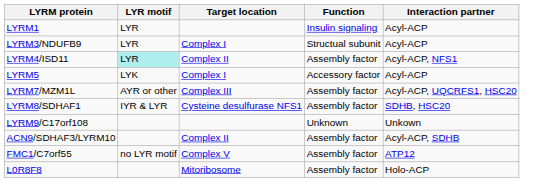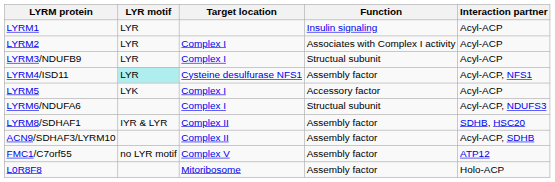+ row: (23, 43)
(205, 59) Complex II -> (242, 75) Cysteine desulfurase NFS1
+ row: (44, 106)
- row: (41, 91)
(242, 106) Cysteine desulfurase NFS1 -> (205, 122) Complex II
- row: (47, 122)
